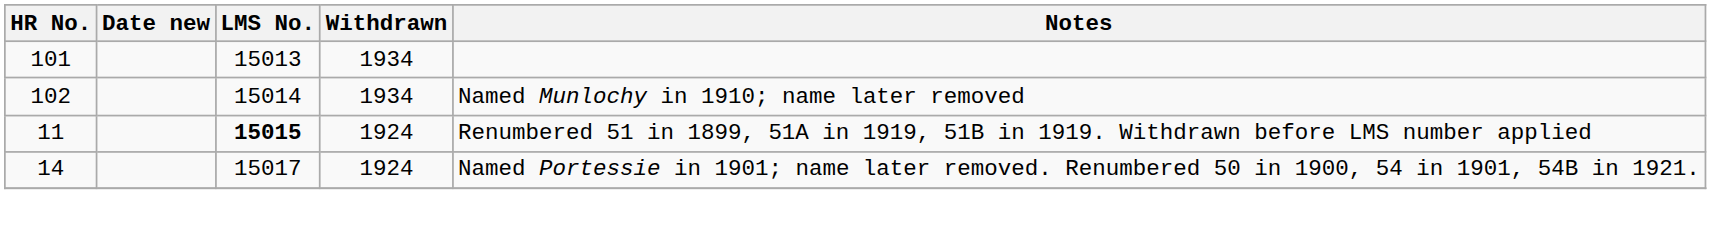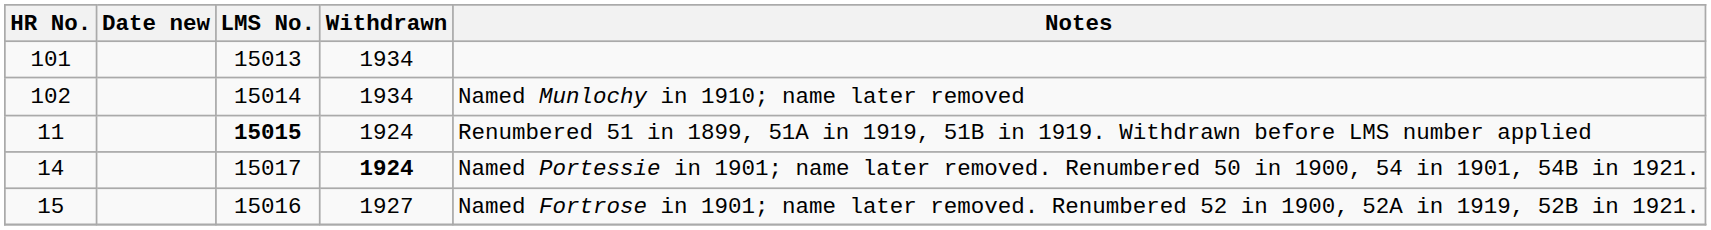(387, 170) normal -> (387, 170) bold
+ row: (51, 206)
